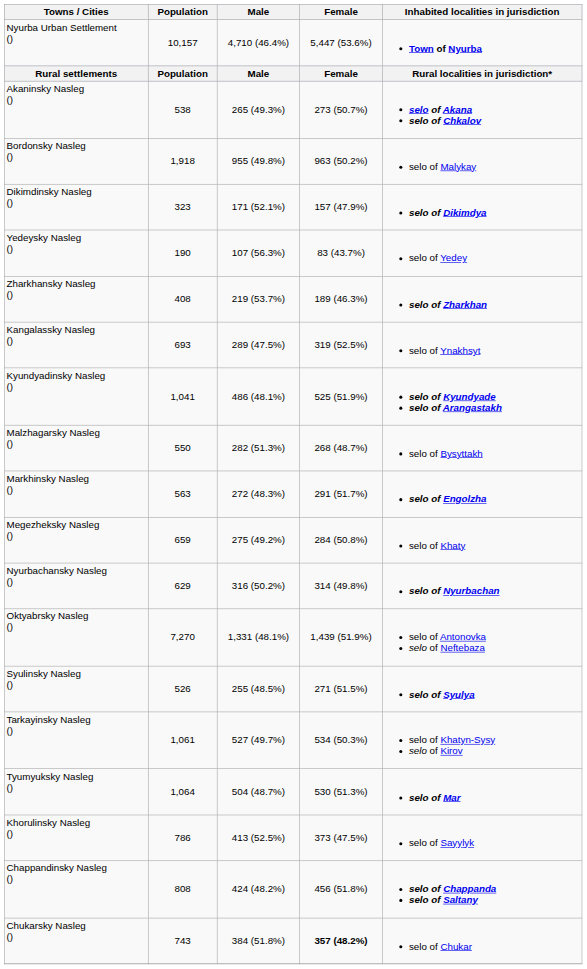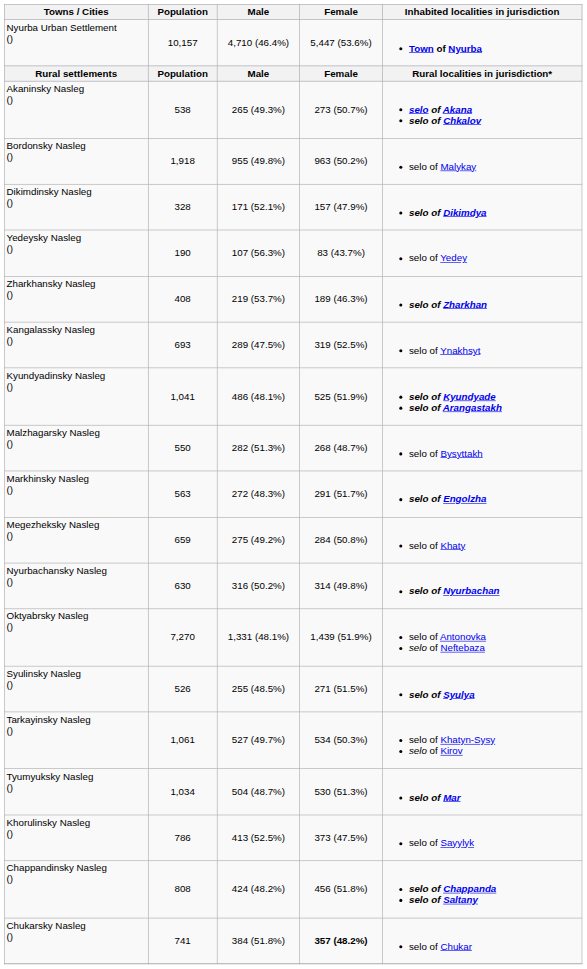(183, 207) 323 -> (183, 207) 328
(183, 586) 629 -> (183, 586) 630
(183, 792) 1,064 -> (183, 792) 1,034
(183, 940) 743 -> (183, 940) 741
